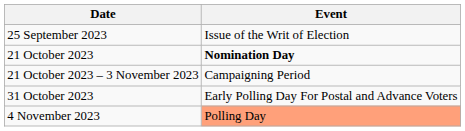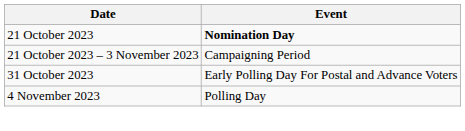- row: (57, 34)
(235, 116) lightsalmon background -> (235, 95) no background
